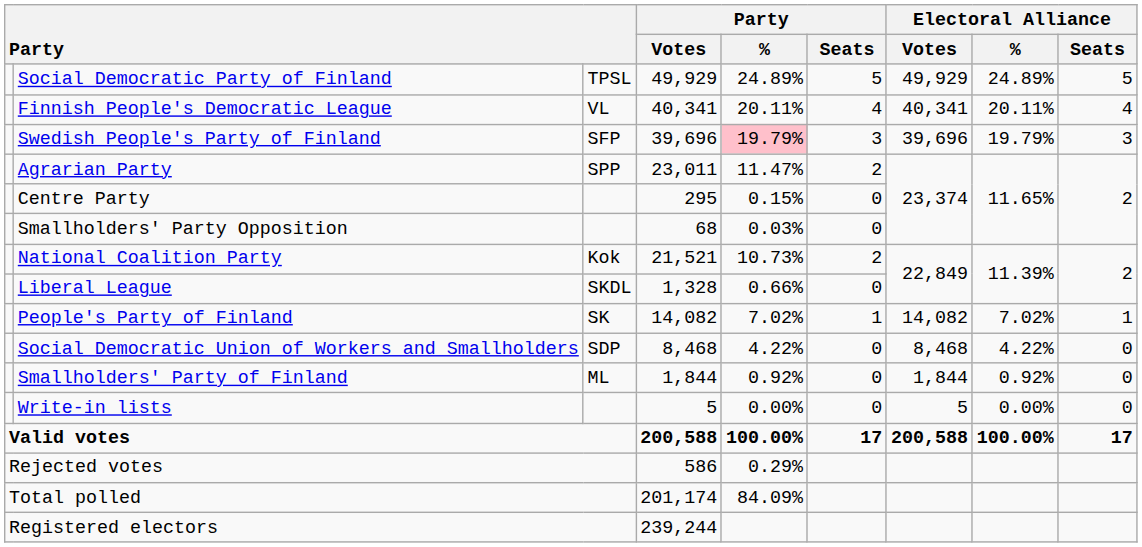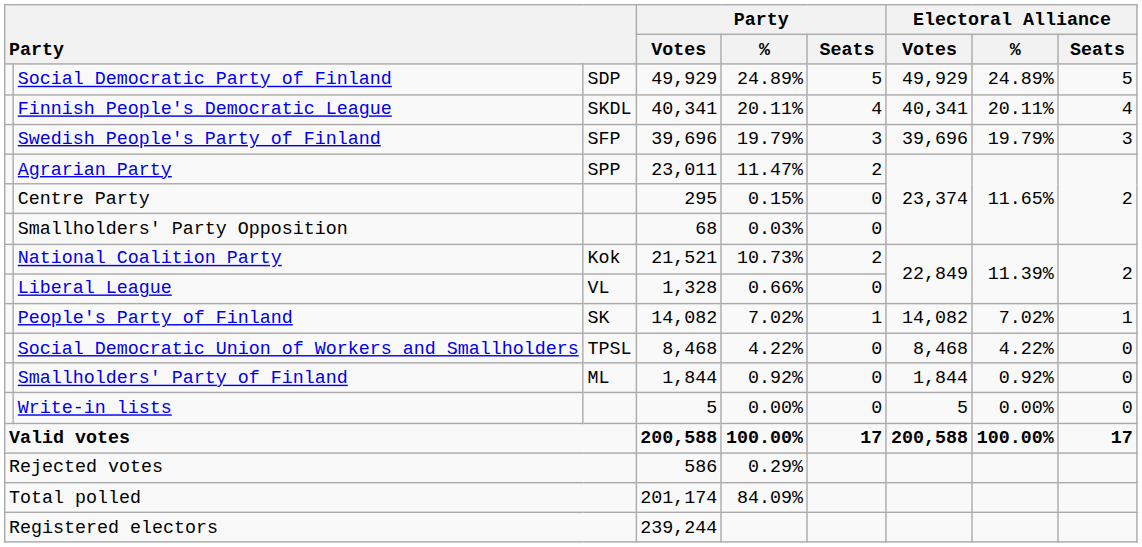(610, 79) TPSL -> (604, 79) SDP
(599, 109) VL -> (610, 109) SKDL
(770, 139) pink background -> (770, 139) no background
(610, 289) SKDL -> (599, 289) VL
(604, 348) SDP -> (610, 348) TPSL
